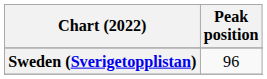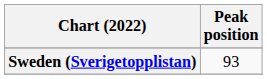(231, 61) 96 -> (231, 61) 93
